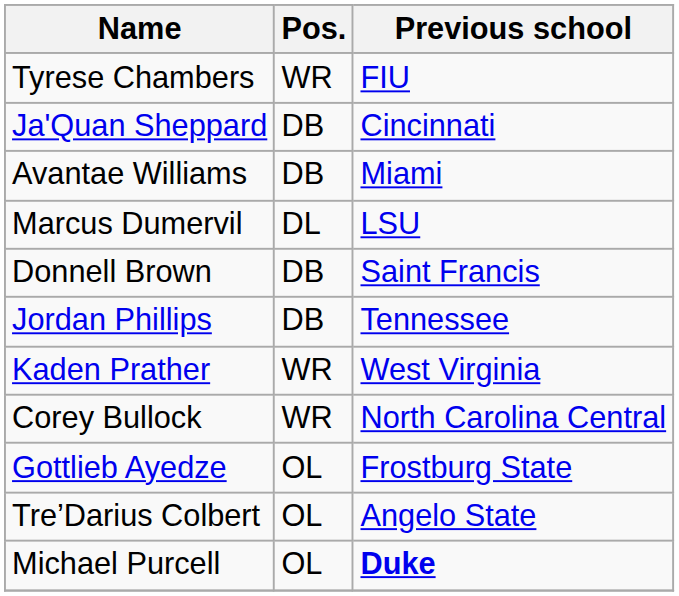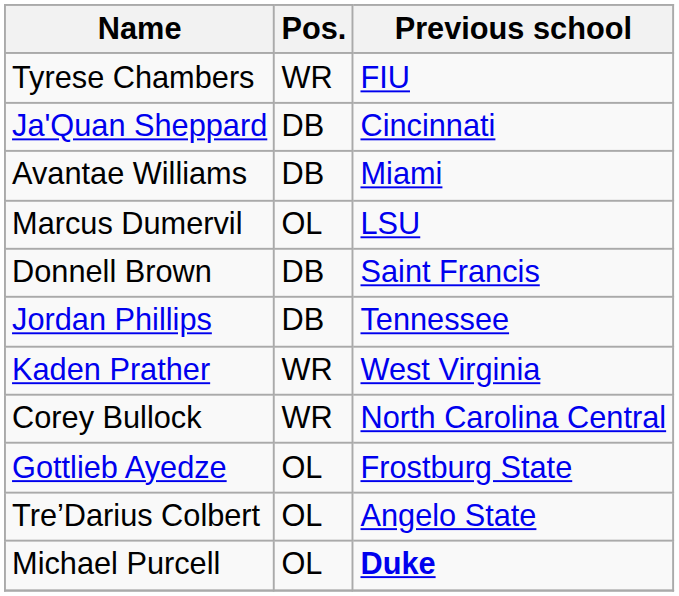(301, 223) DL -> (302, 223) OL
